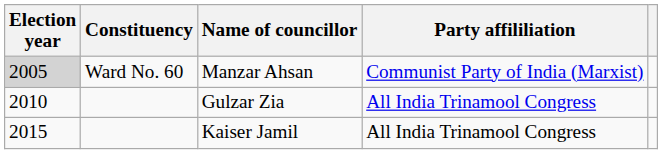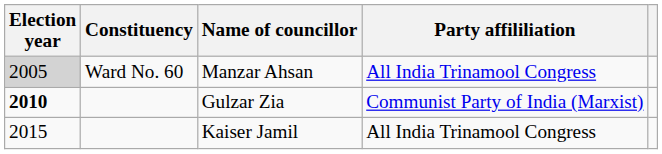(505, 71) Communist Party of India (Marxist) -> (481, 71) All India Trinamool Congress
(28, 102) normal -> (28, 102) bold
(481, 102) All India Trinamool Congress -> (505, 102) Communist Party of India (Marxist)
